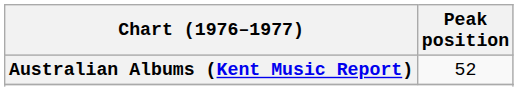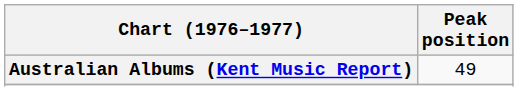(466, 70) 52 -> (466, 70) 49
